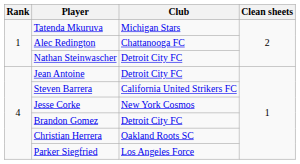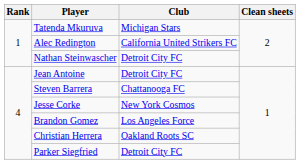(153, 43) Chattanooga FC -> (179, 43) California United Strikers FC
(179, 89) California United Strikers FC -> (153, 89) Chattanooga FC
(152, 120) Detroit City FC -> (158, 120) Los Angeles Force
(158, 151) Los Angeles Force -> (152, 151) Detroit City FC
